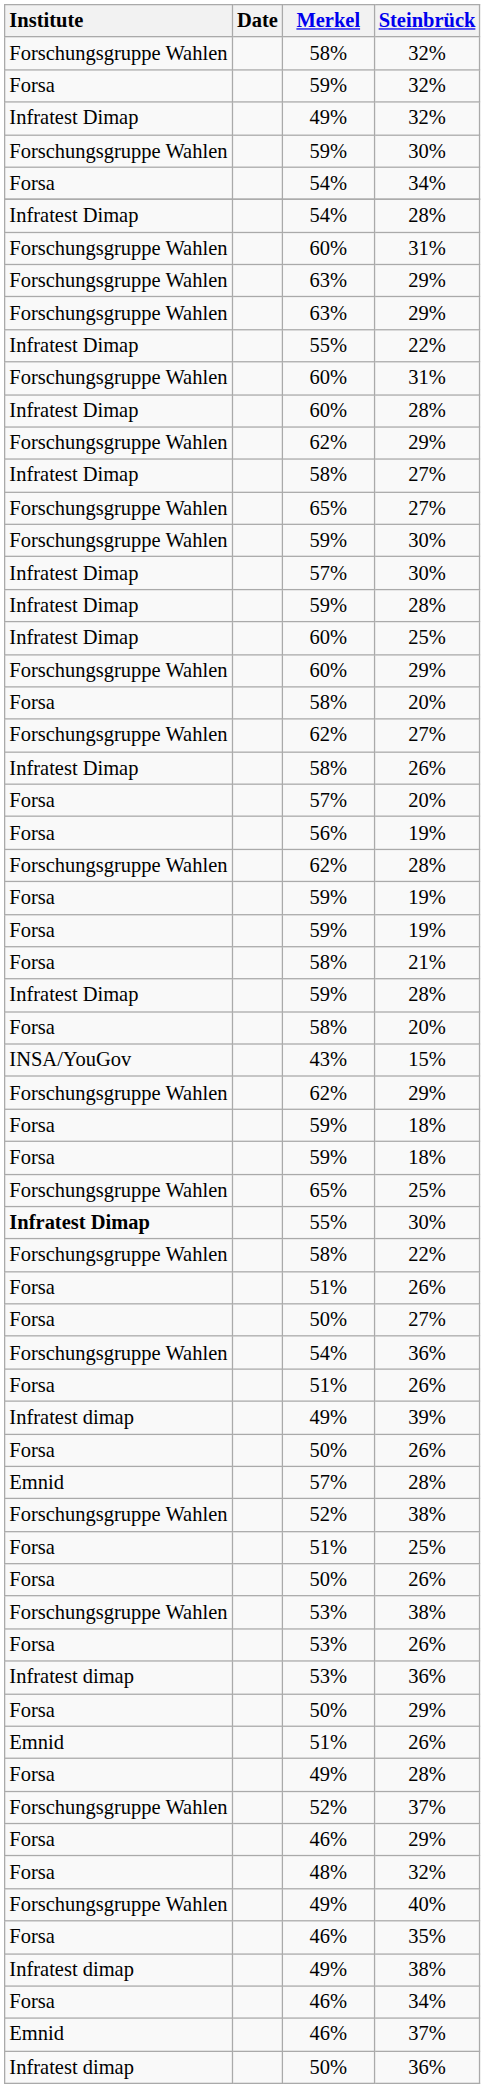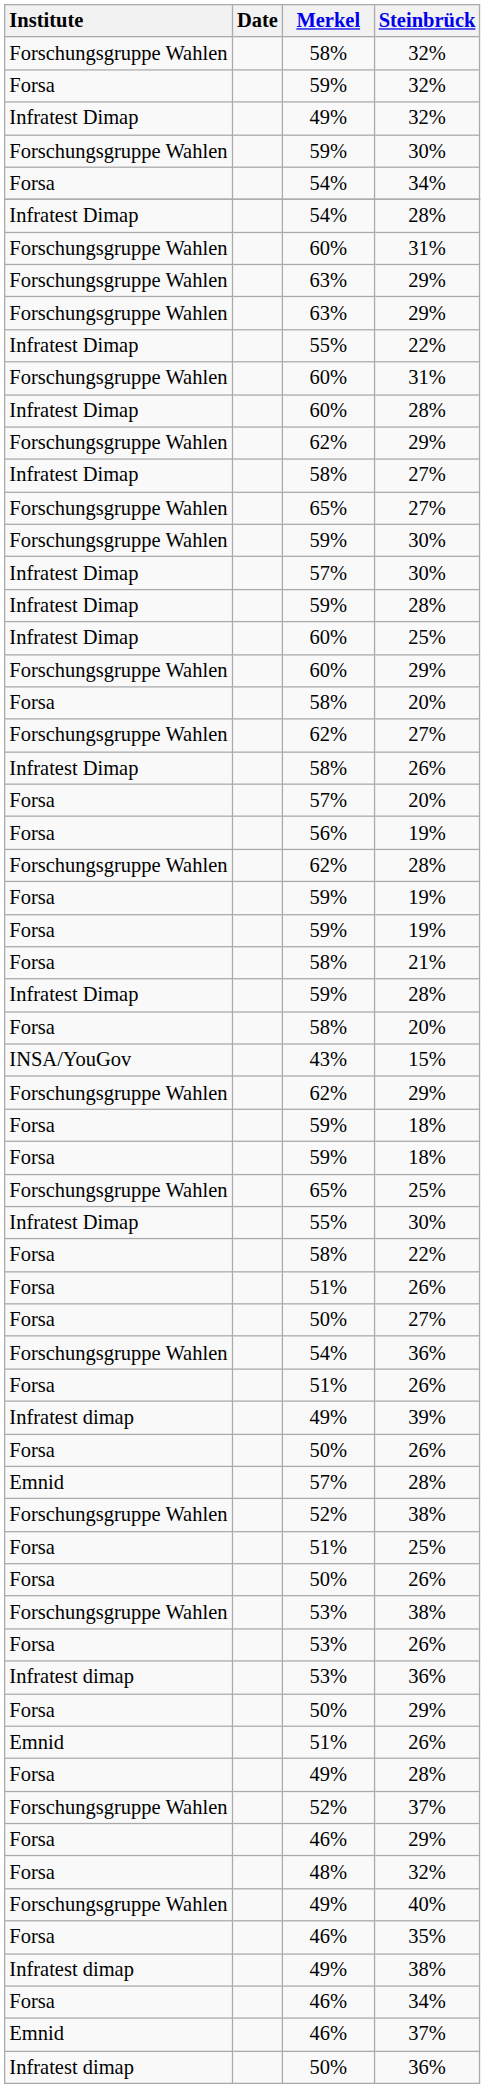(80, 1222) bold -> (74, 1222) normal
(118, 1254) Forschungsgruppe Wahlen -> (32, 1254) Forsa
